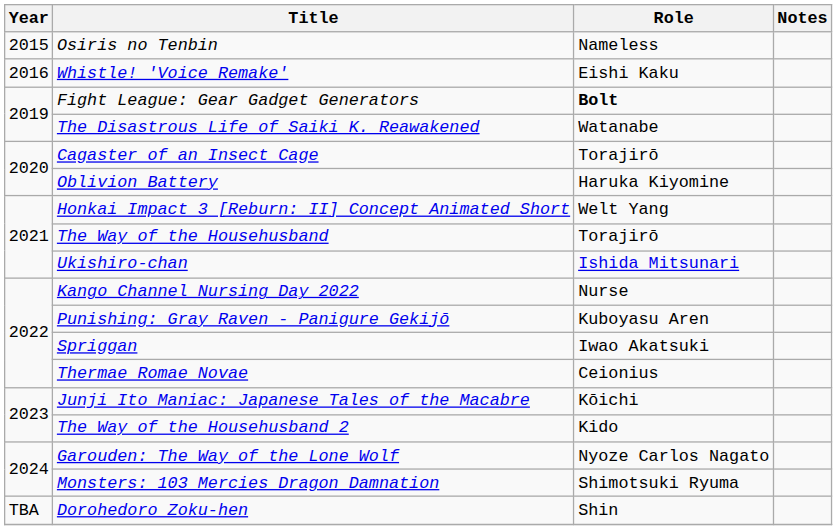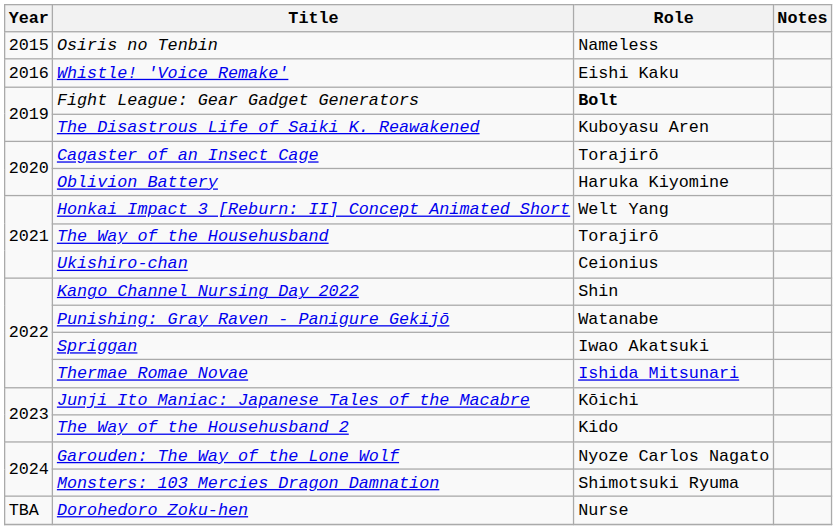(618, 128) Watanabe -> (644, 128) Kuboyasu Aren
(659, 264) Ishida Mitsunari -> (618, 264) Ceionius
(603, 292) Nurse -> (598, 292) Shin
(644, 319) Kuboyasu Aren -> (618, 319) Watanabe
(618, 374) Ceionius -> (659, 374) Ishida Mitsunari
(598, 510) Shin -> (603, 510) Nurse
